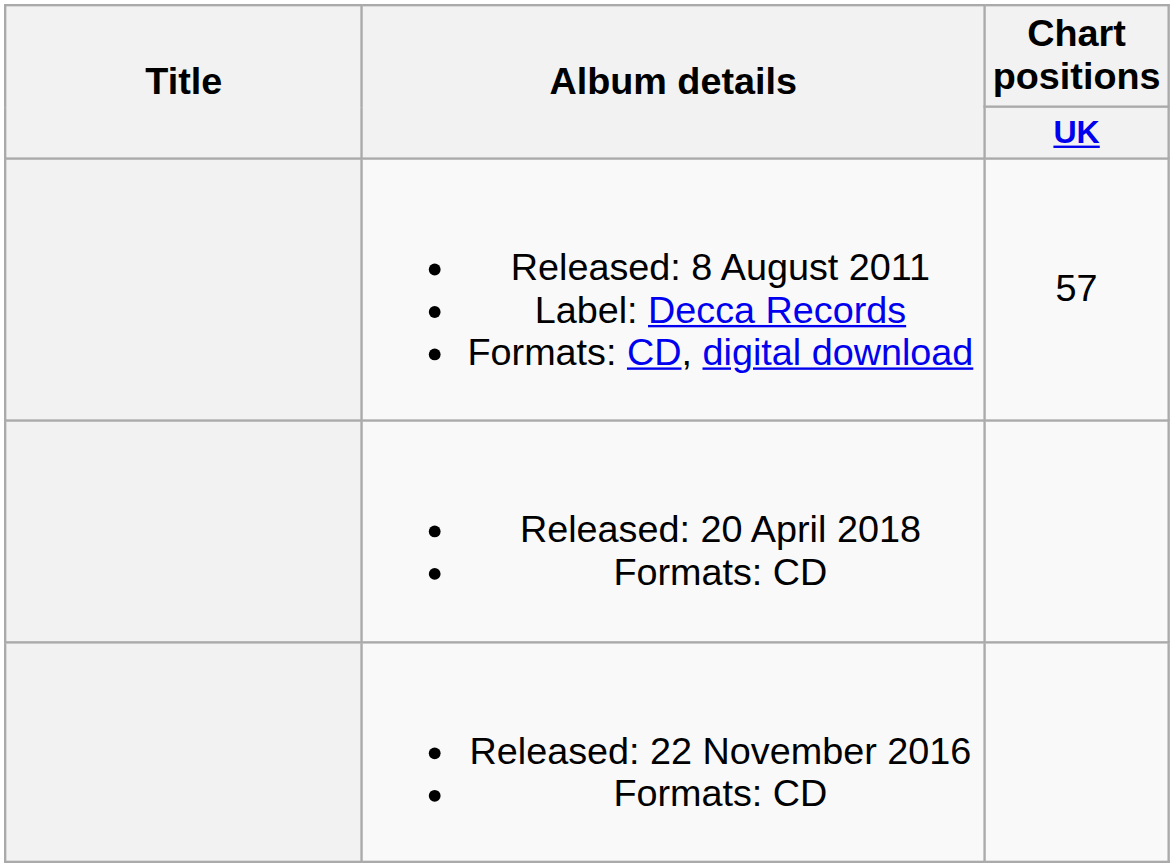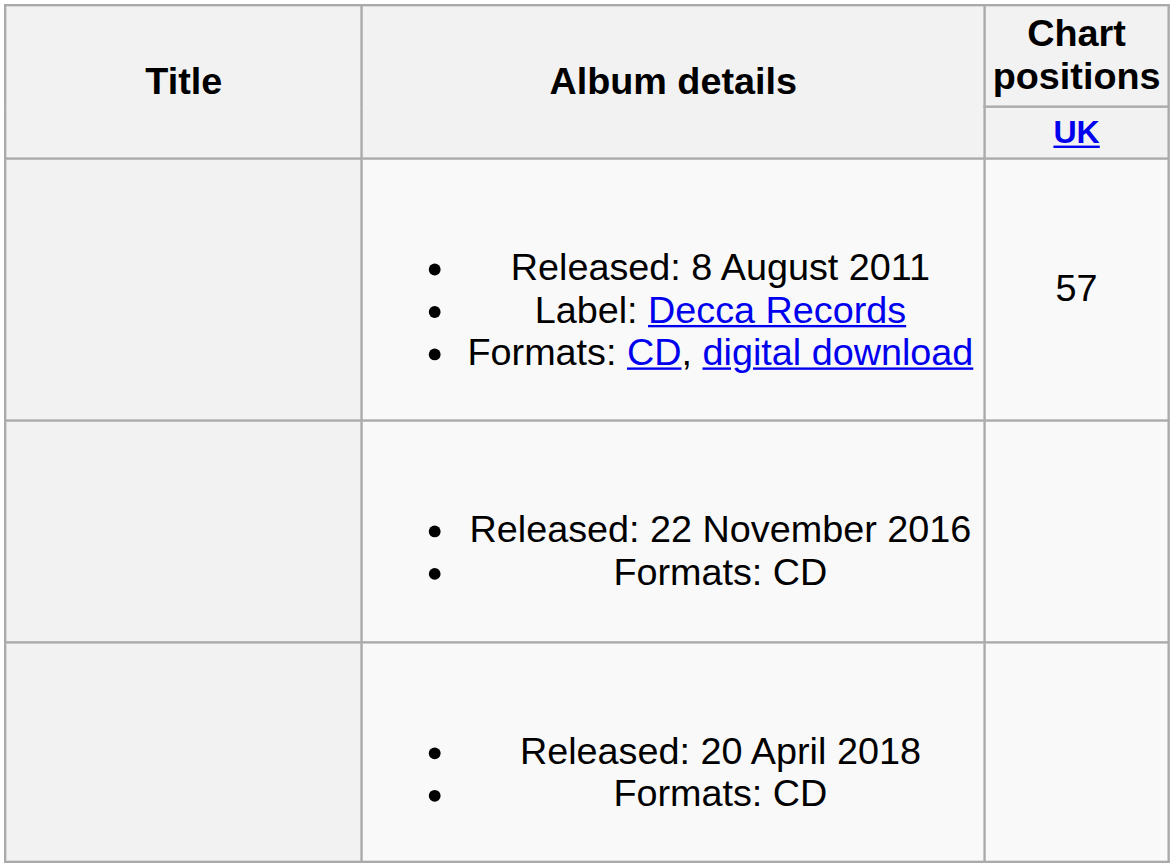rows swapped: (673, 773) <-> (673, 552)
